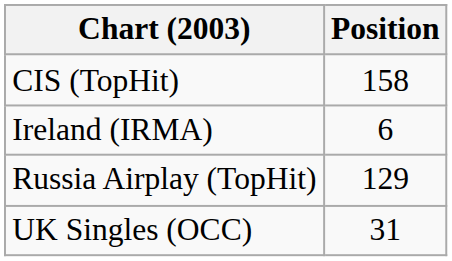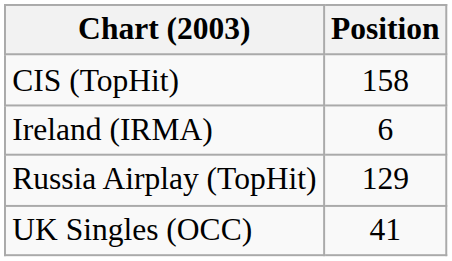(385, 229) 31 -> (385, 229) 41
